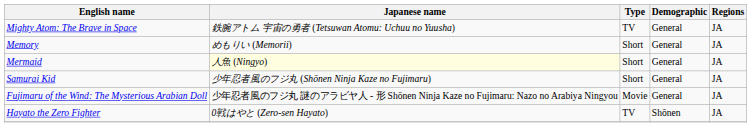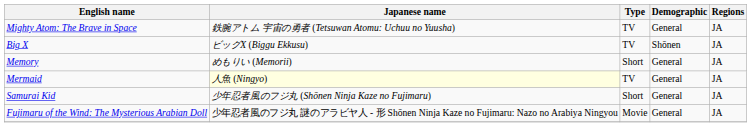+ row: (17, 45)
(633, 62) Short -> (629, 79) TV
- row: (53, 113)
